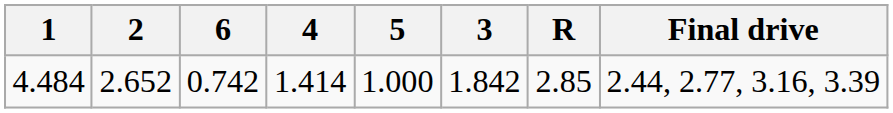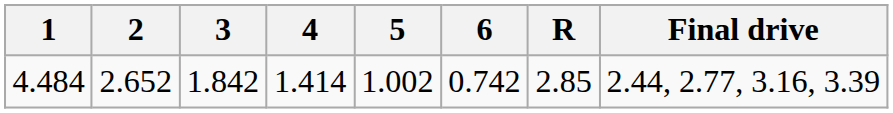columns swapped: (485, 30) <-> (223, 30)
(397, 81) 1.000 -> (397, 81) 1.002
